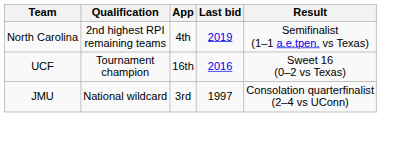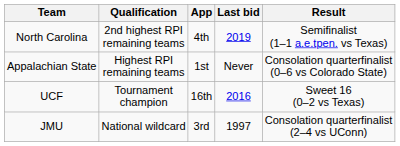+ row: (52, 66)
